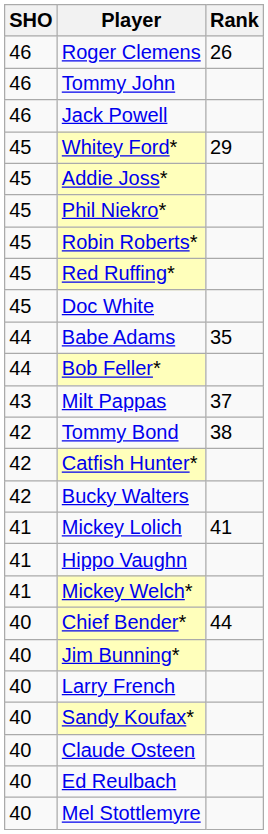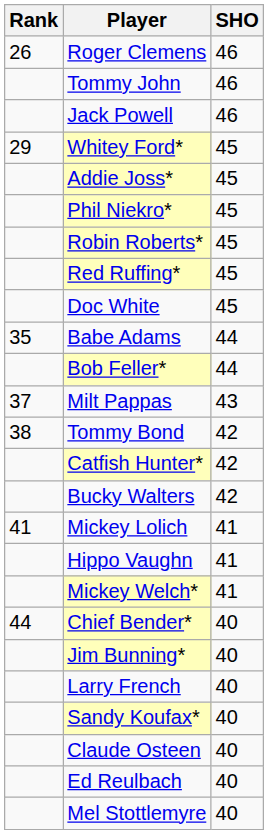columns swapped: (234, 20) <-> (31, 20)
